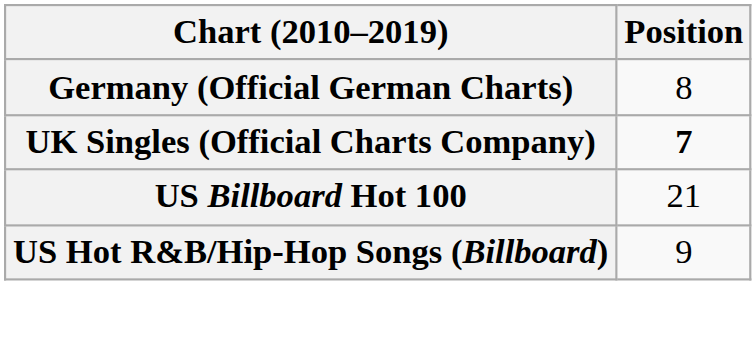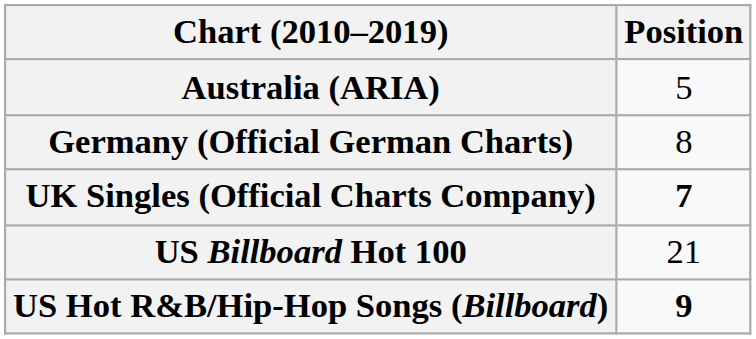+ row: (311, 86)
(684, 251) normal -> (684, 305) bold
